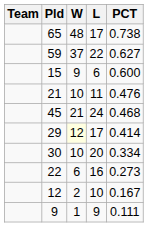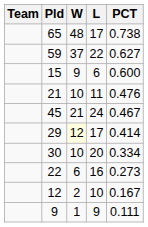(125, 113) 0.468 -> (125, 113) 0.467
